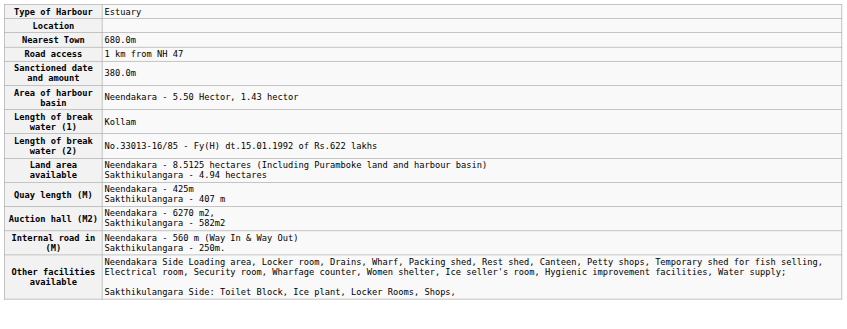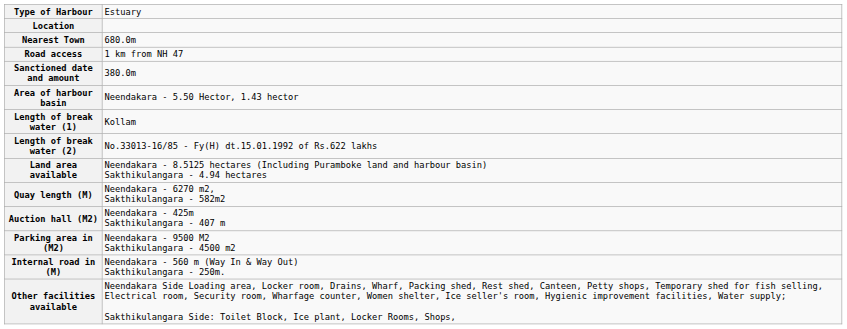(165, 194) Neendakara - 425m Sakthikulangara - 407 m -> (165, 194) Neendakara - 6270 m2, Sakthikulangara - 582m2
(165, 219) Neendakara - 6270 m2, Sakthikulangara - 582m2 -> (165, 219) Neendakara - 425m Sakthikulangara - 407 m
+ row: (53, 243)
